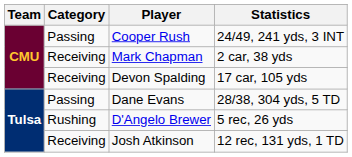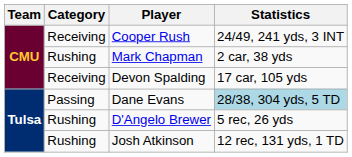(71, 36) Passing -> (76, 36) Receiving
(76, 57) Receiving -> (72, 57) Rushing
(279, 99) no background -> (279, 99) lightblue background
(76, 141) Receiving -> (72, 141) Rushing
